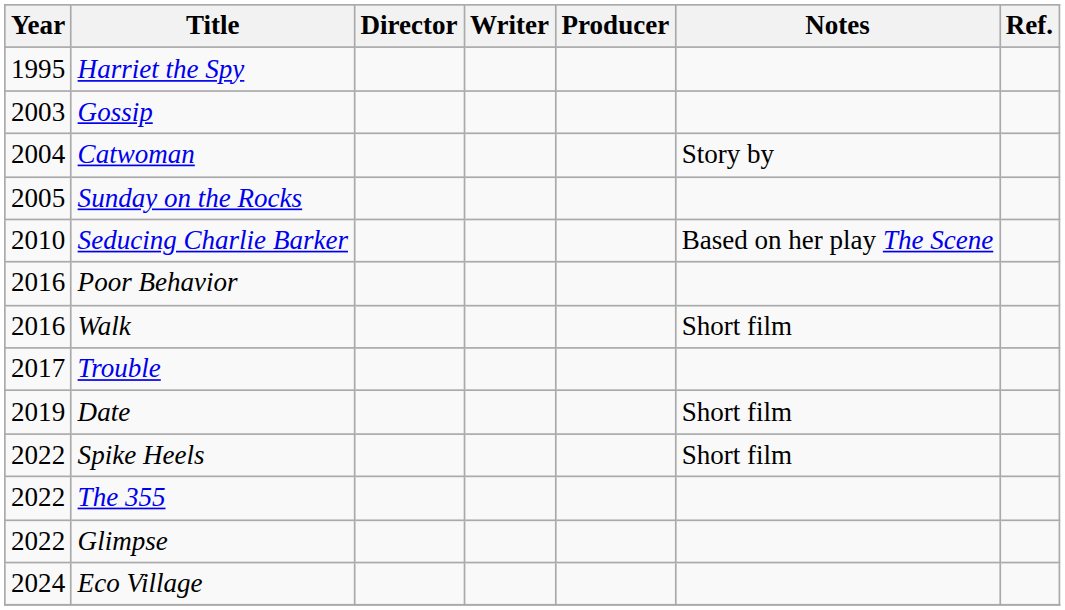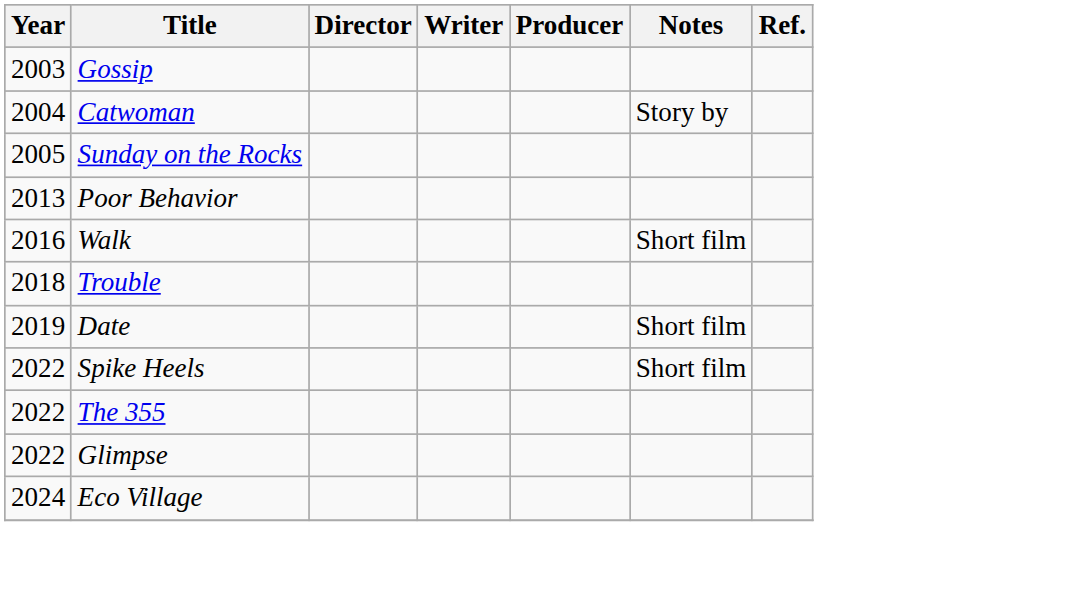- row: (161, 68)
- row: (213, 240)
(38, 283) 2016 -> (38, 197) 2013
(38, 369) 2017 -> (38, 283) 2018
